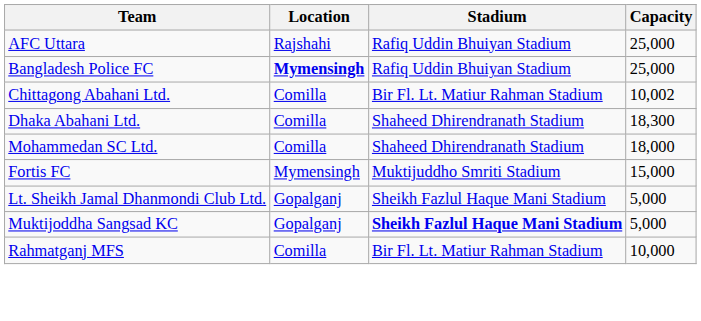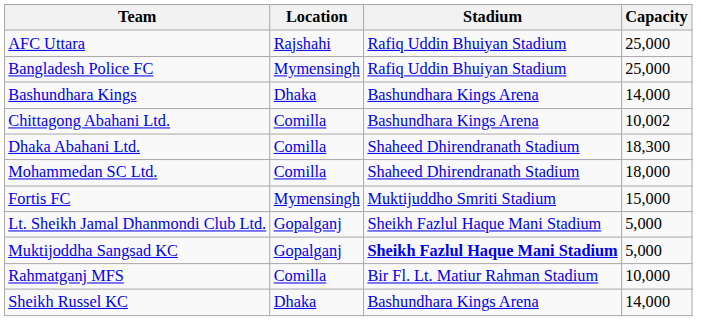(319, 69) bold -> (317, 69) normal
+ row: (72, 95)
(487, 95) Bir Fl. Lt. Matiur Rahman Stadium -> (453, 120) Bashundhara Kings Arena
+ row: (68, 302)
